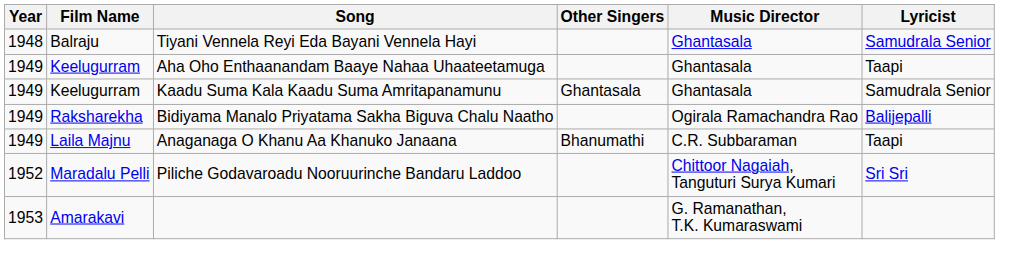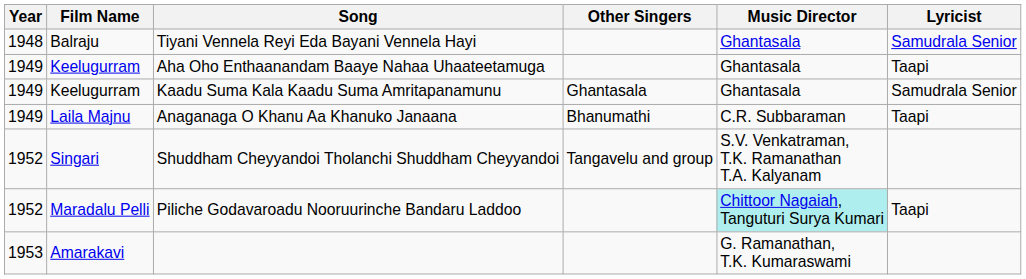- row: (355, 116)
+ row: (358, 158)
(753, 174) no background -> (802, 210) paleturquoise background
(887, 174) Sri Sri -> (910, 210) Taapi
